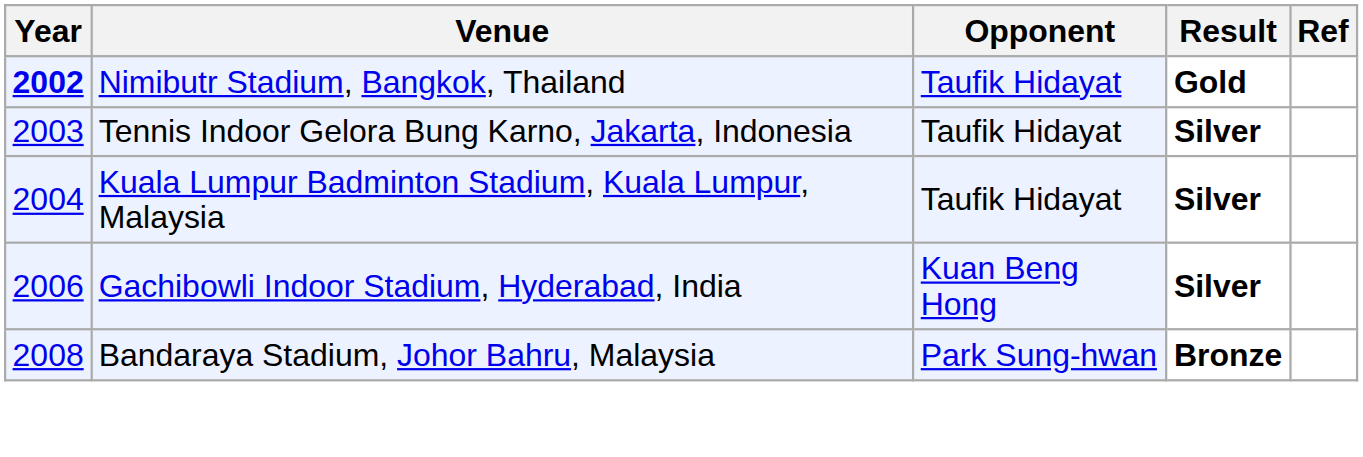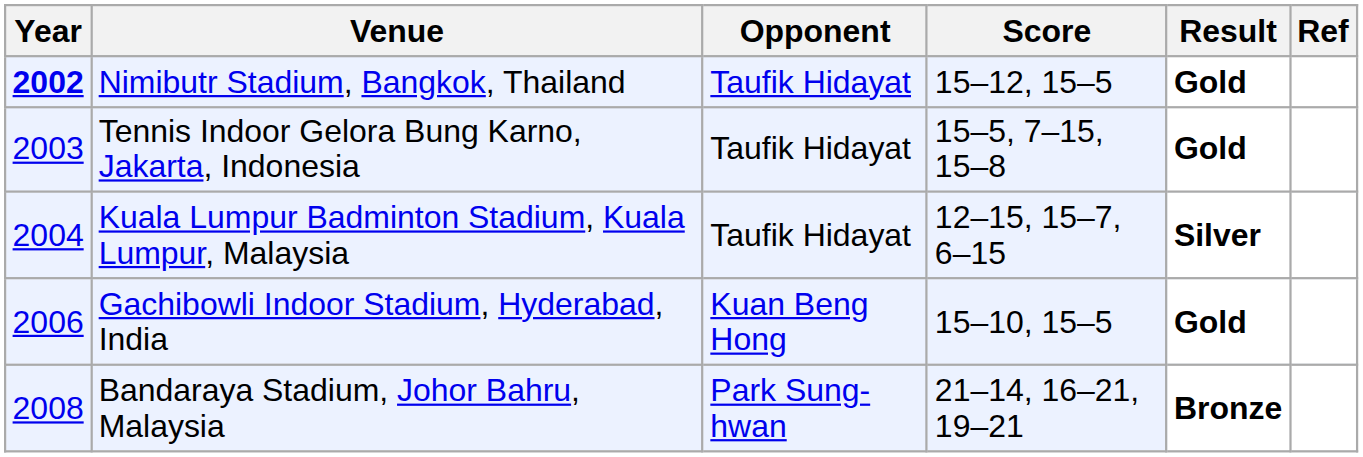+ column: (1047, 31)
(1217, 132) Silver -> (1210, 150) Gold
(1217, 286) Silver -> (1210, 322) Gold
